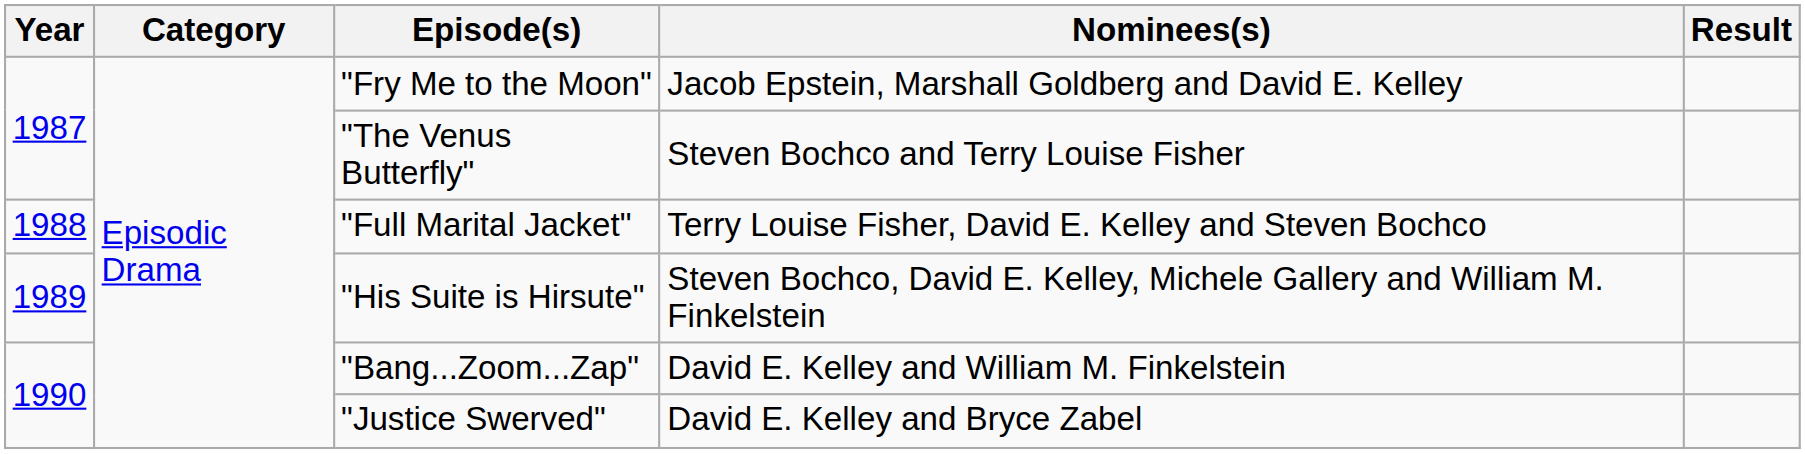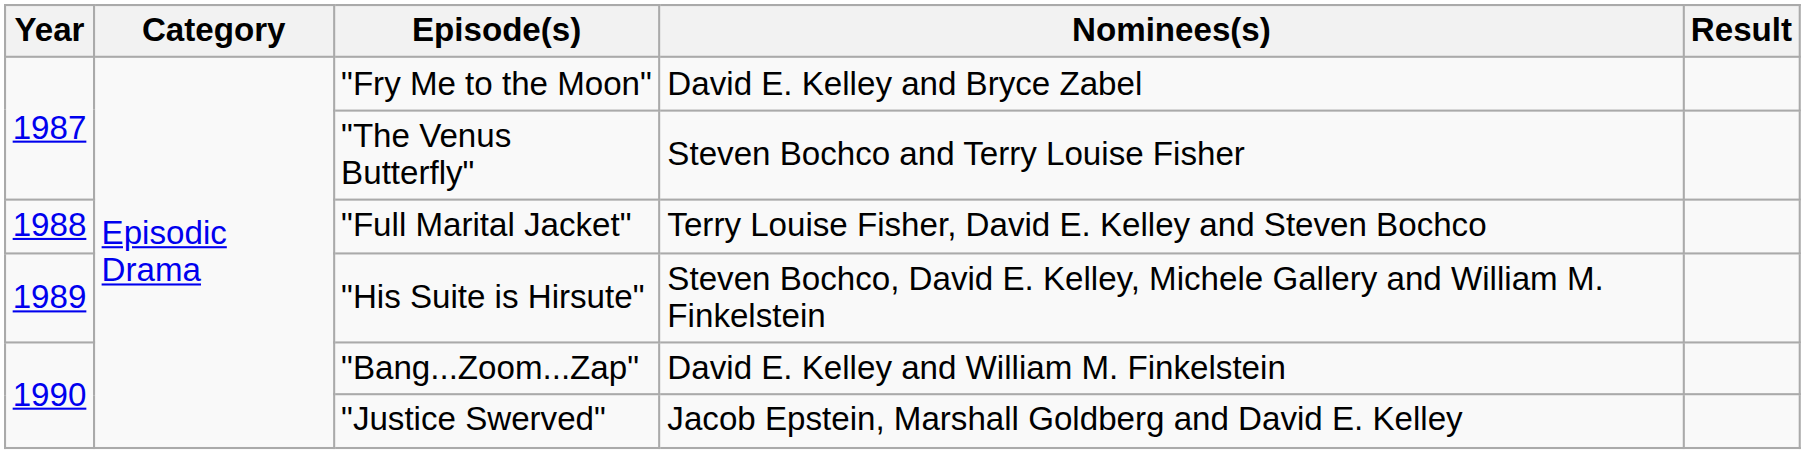(1065, 83) Jacob Epstein, Marshall Goldberg and David E. Kelley -> (905, 83) David E. Kelley and Bryce Zabel
(905, 420) David E. Kelley and Bryce Zabel -> (1065, 420) Jacob Epstein, Marshall Goldberg and David E. Kelley
